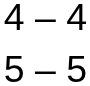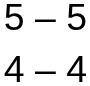rows swapped: (45, 69) <-> (45, 17)
